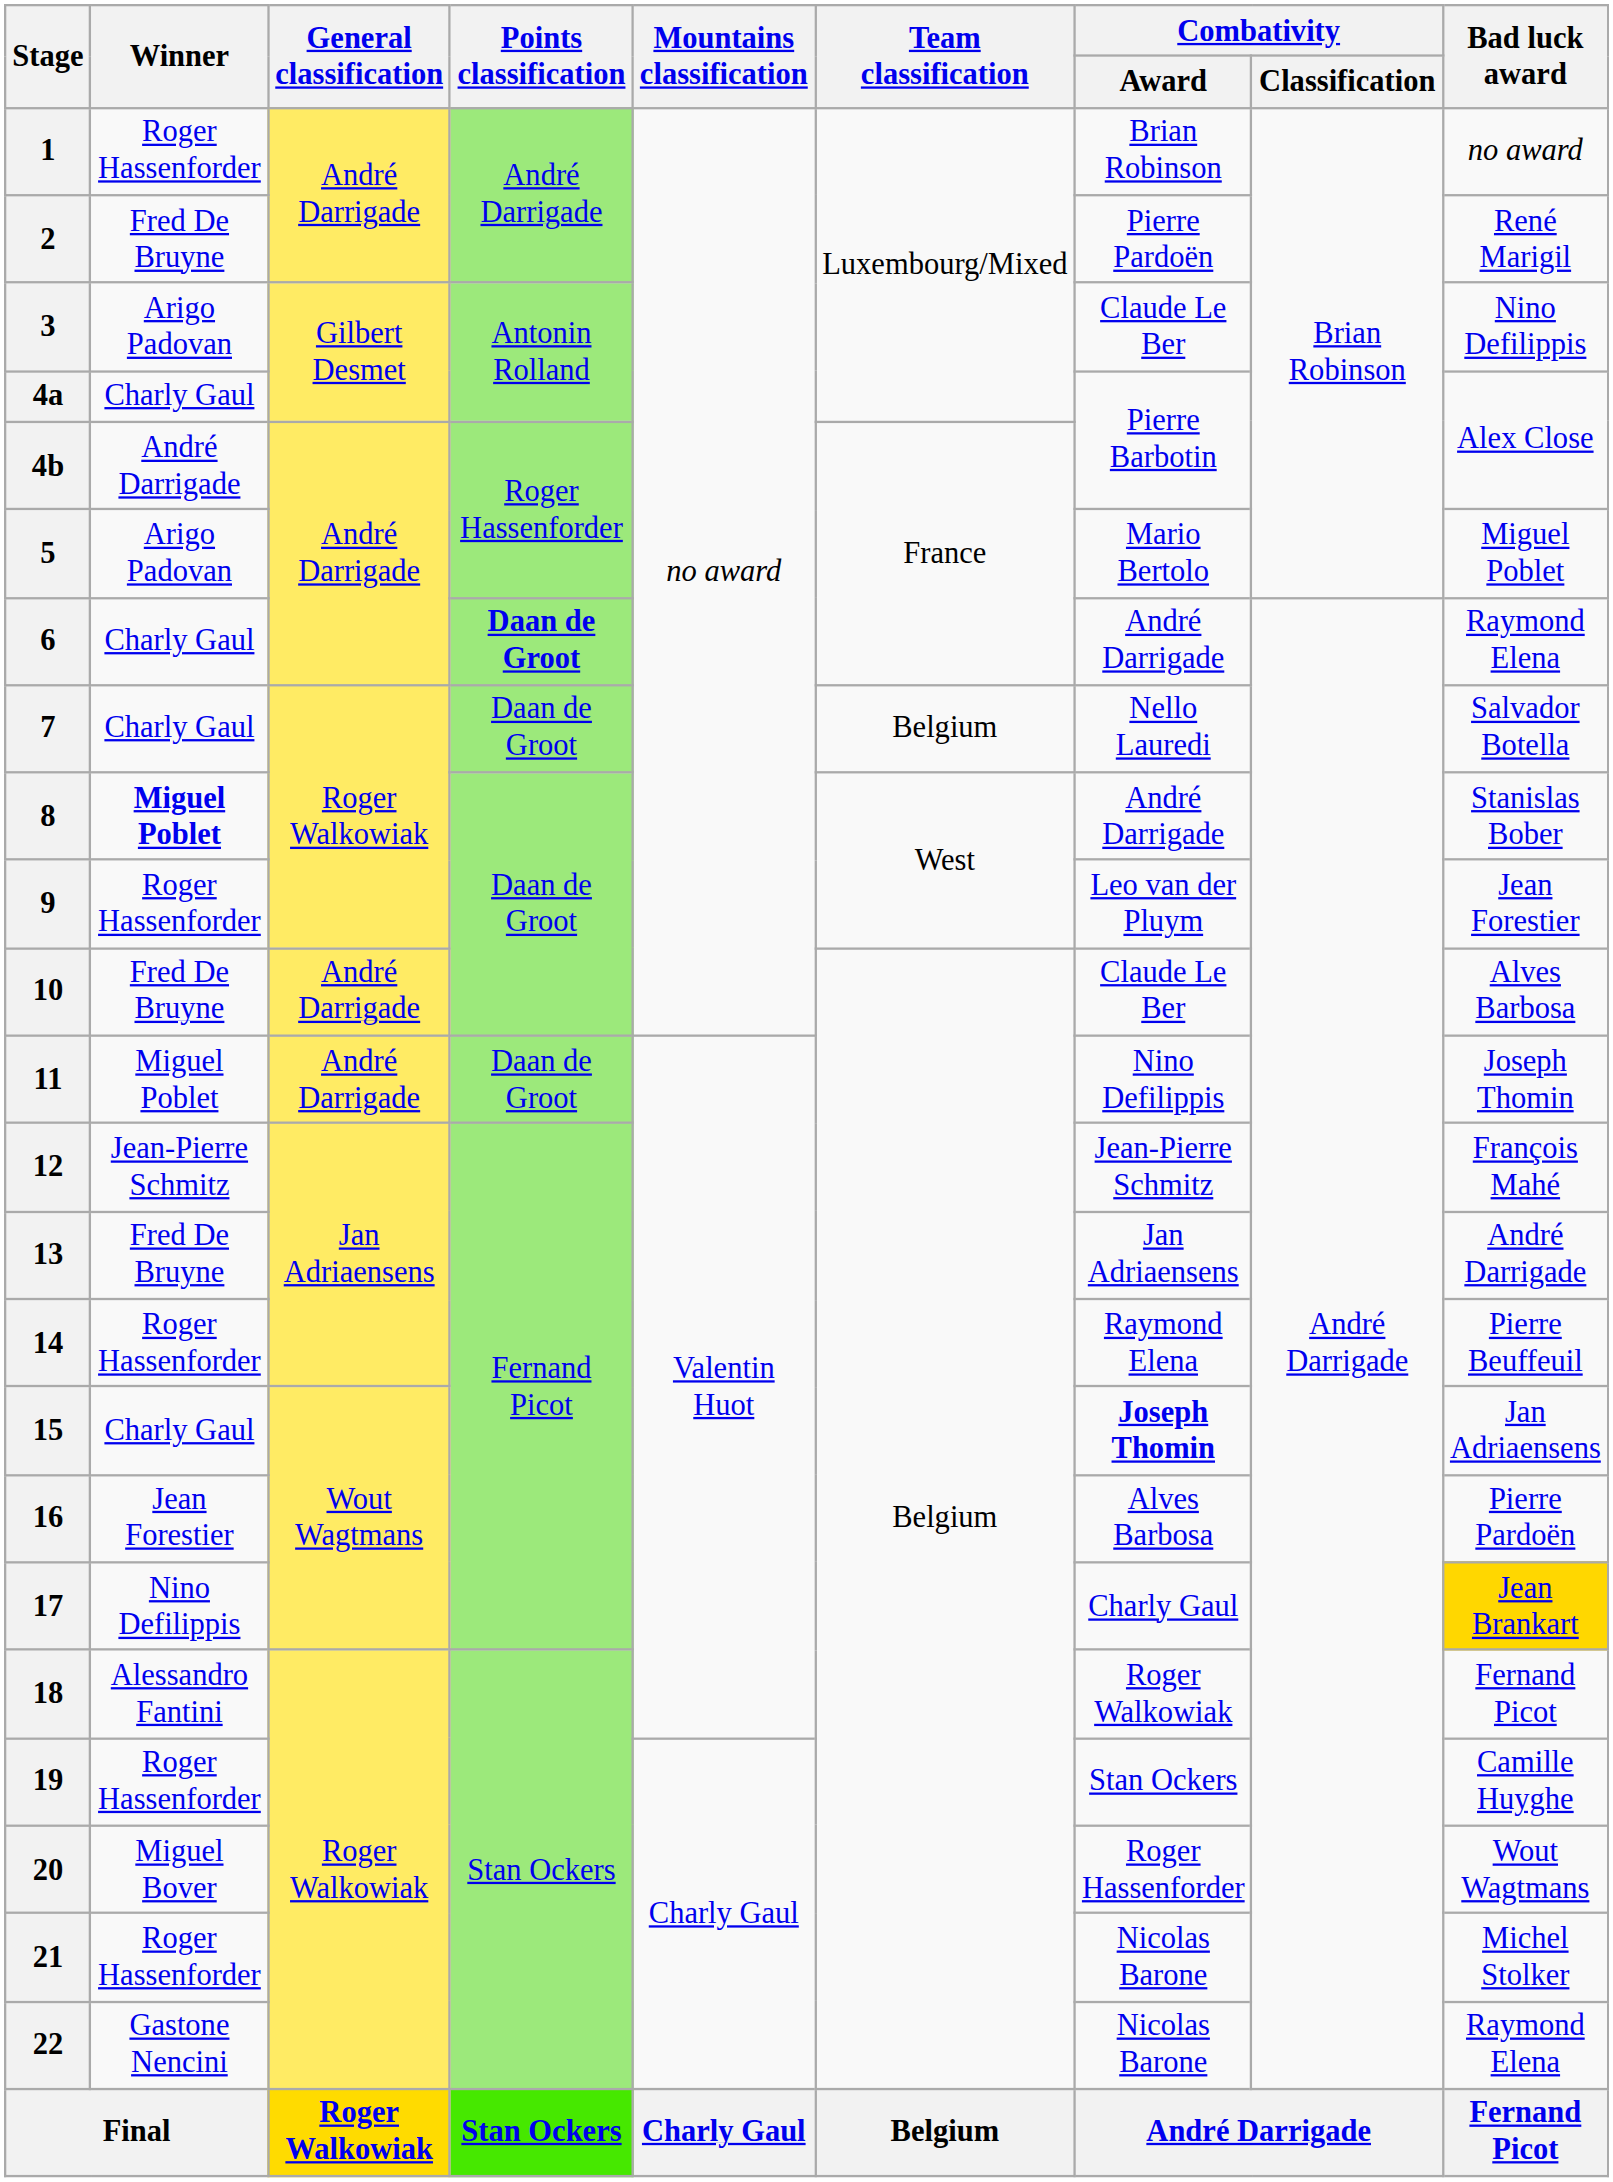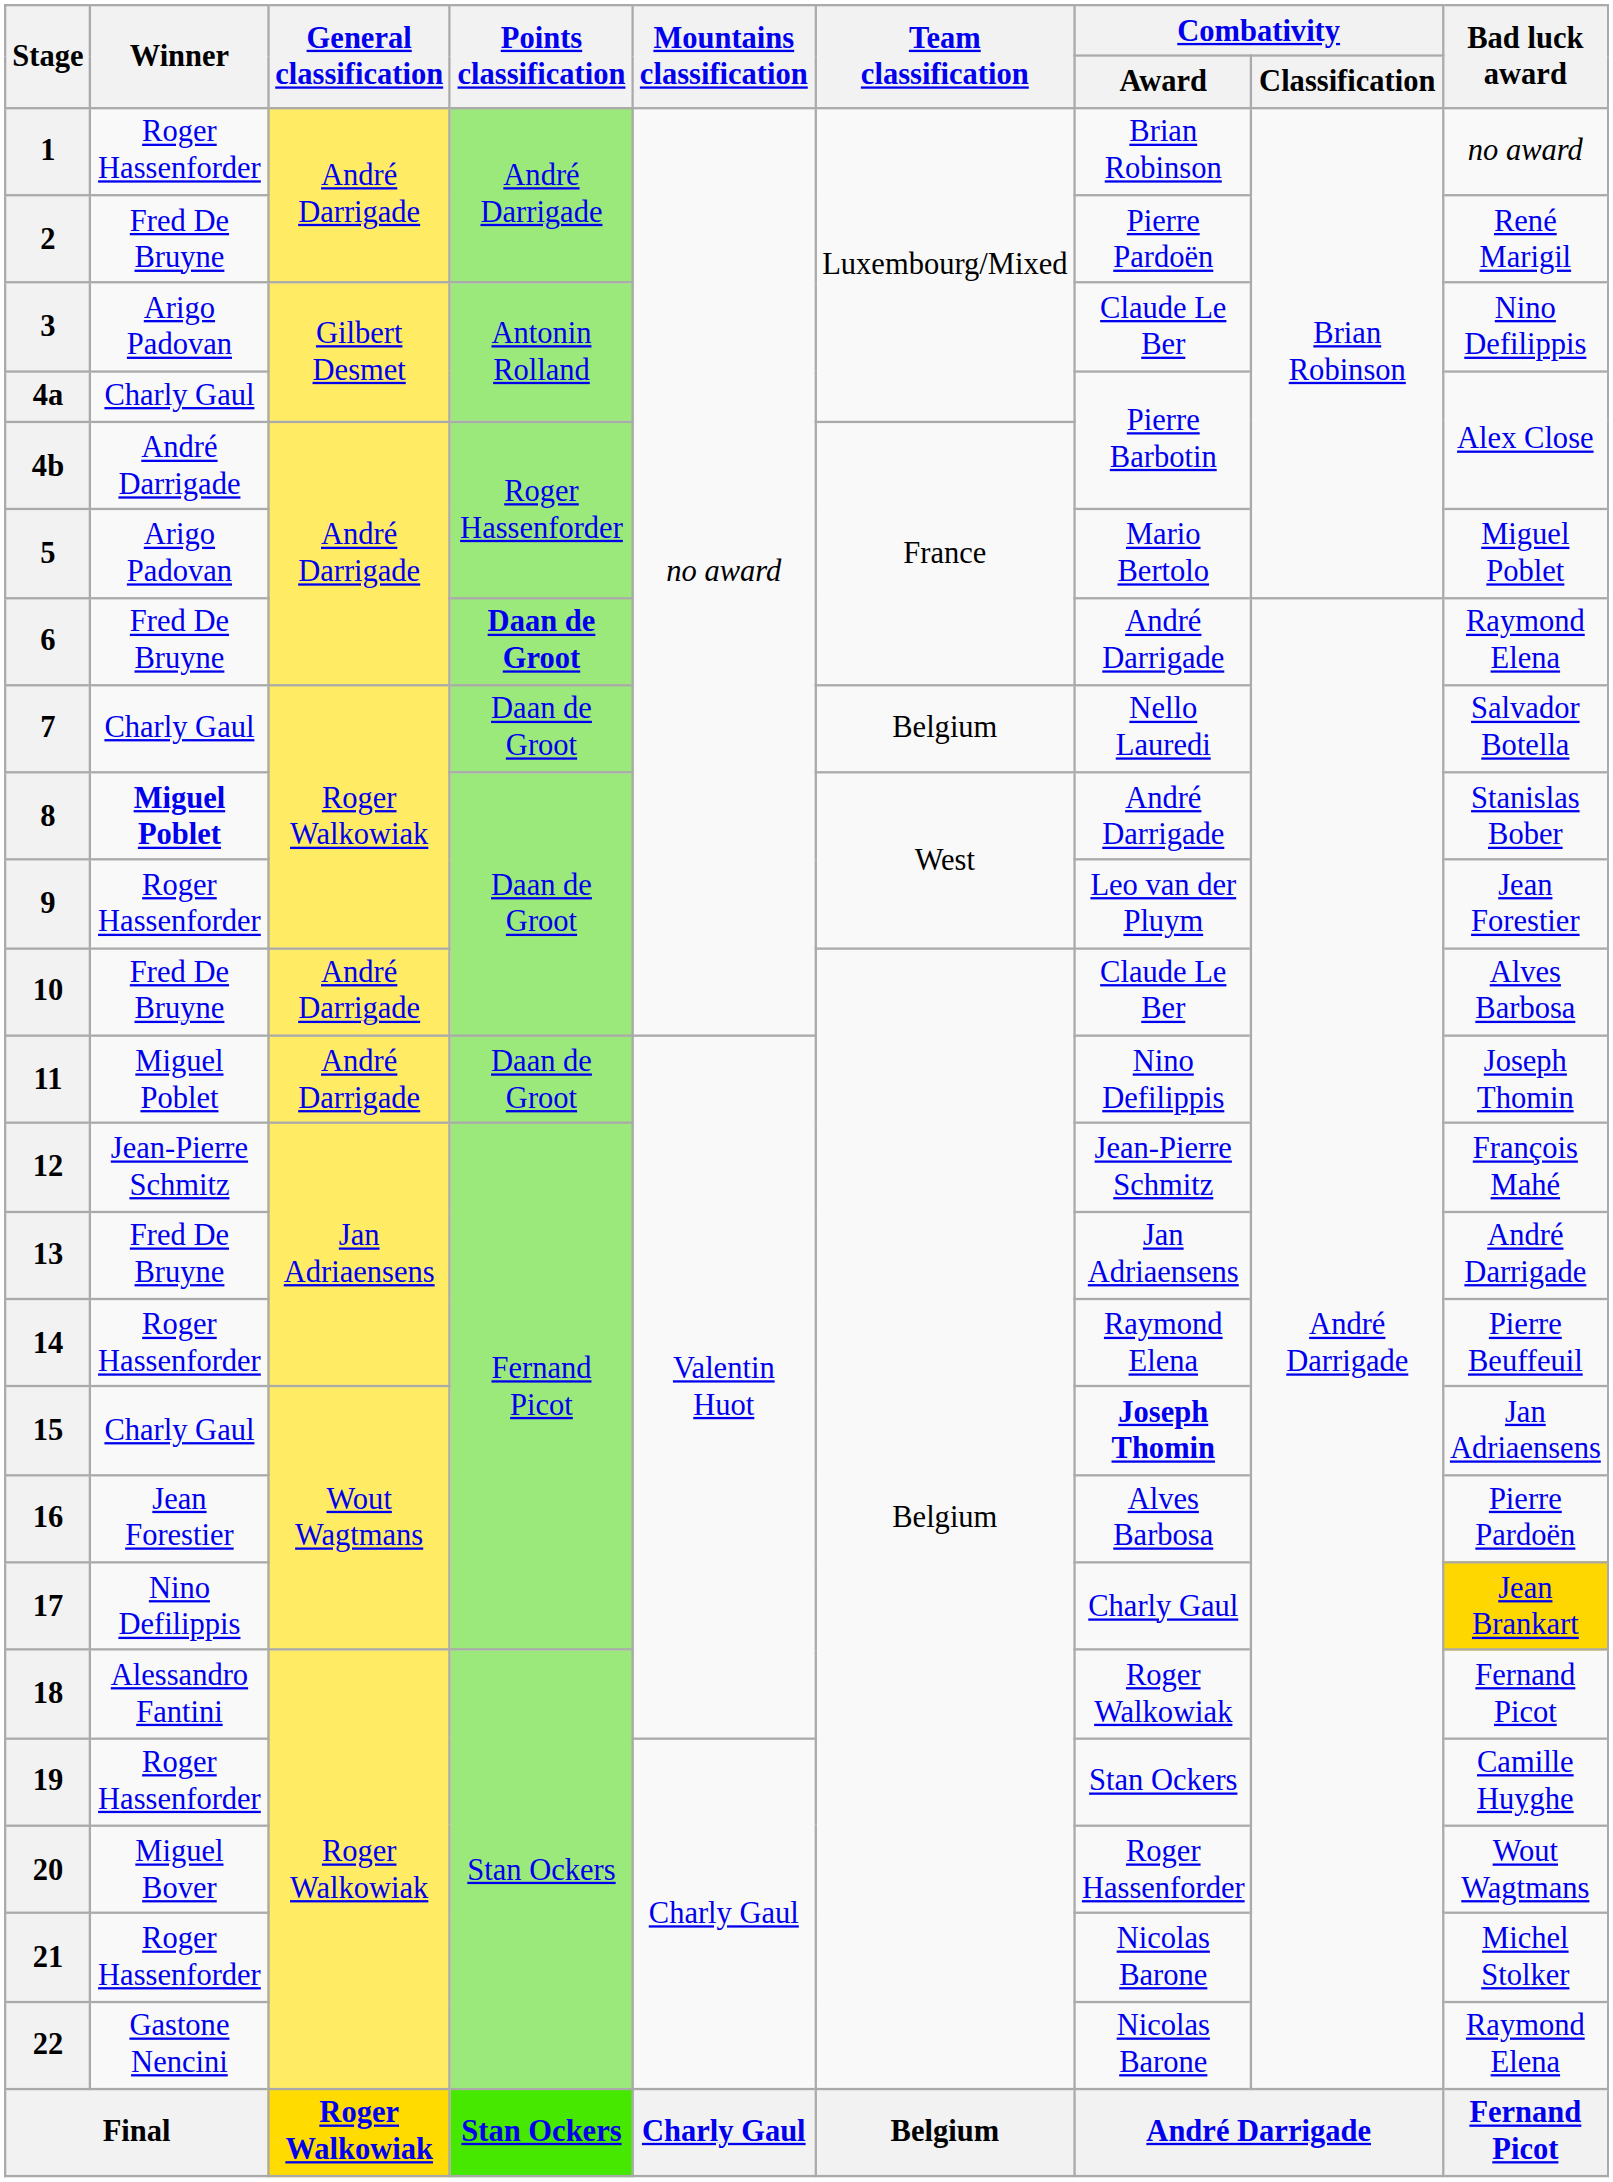(179, 640) Charly Gaul -> (179, 640) Fred De Bruyne
